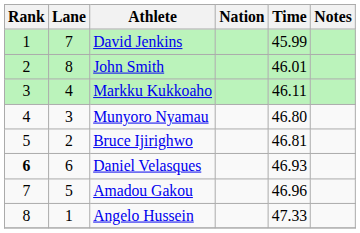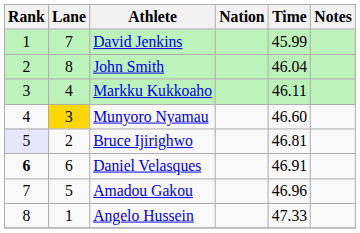(289, 66) 46.01 -> (289, 66) 46.04
(69, 116) no background -> (69, 116) gold background
(289, 116) 46.80 -> (289, 116) 46.60
(26, 141) no background -> (26, 141) lavender background
(289, 166) 46.93 -> (289, 166) 46.91
